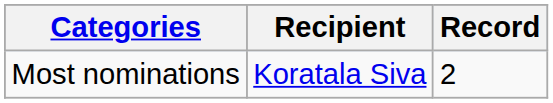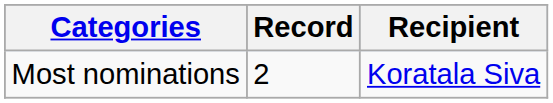columns swapped: (340, 27) <-> (490, 27)
